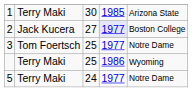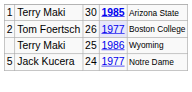(113, 12) normal -> (113, 12) bold
(46, 29) Jack Kucera -> (49, 29) Tom Foertsch
(91, 29) 27 -> (91, 29) 26
- row: (10, 45)
(41, 78) Terry Maki -> (46, 62) Jack Kucera
